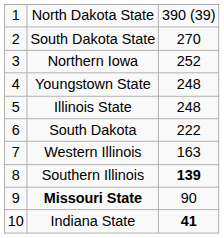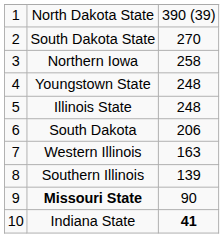(189, 61) 252 -> (189, 61) 258
(189, 130) 222 -> (189, 130) 206
(189, 175) bold -> (189, 175) normal
